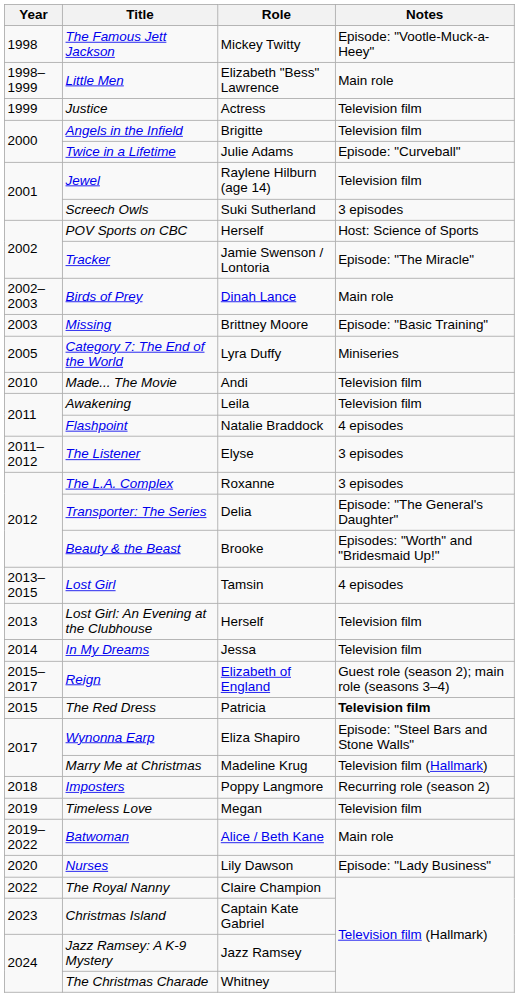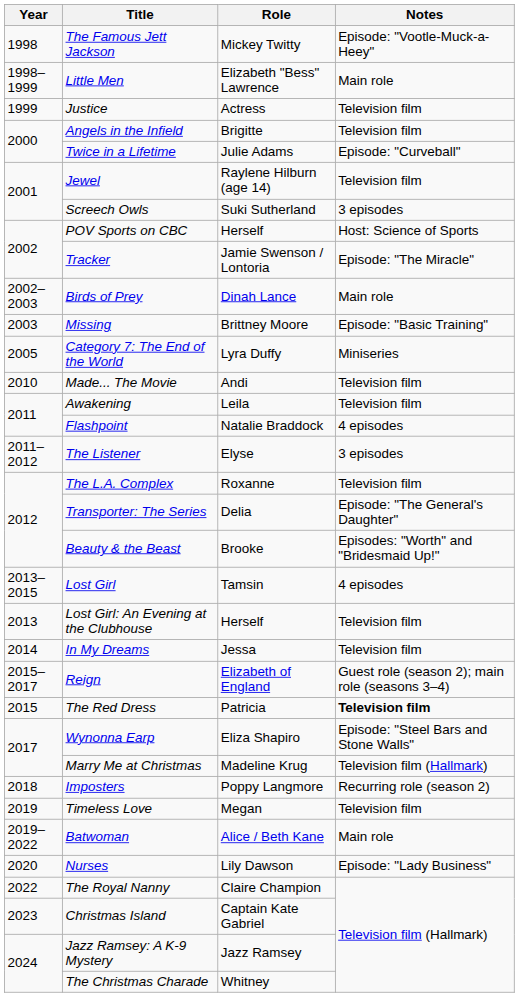(371, 483) 3 episodes -> (380, 483) Television film
